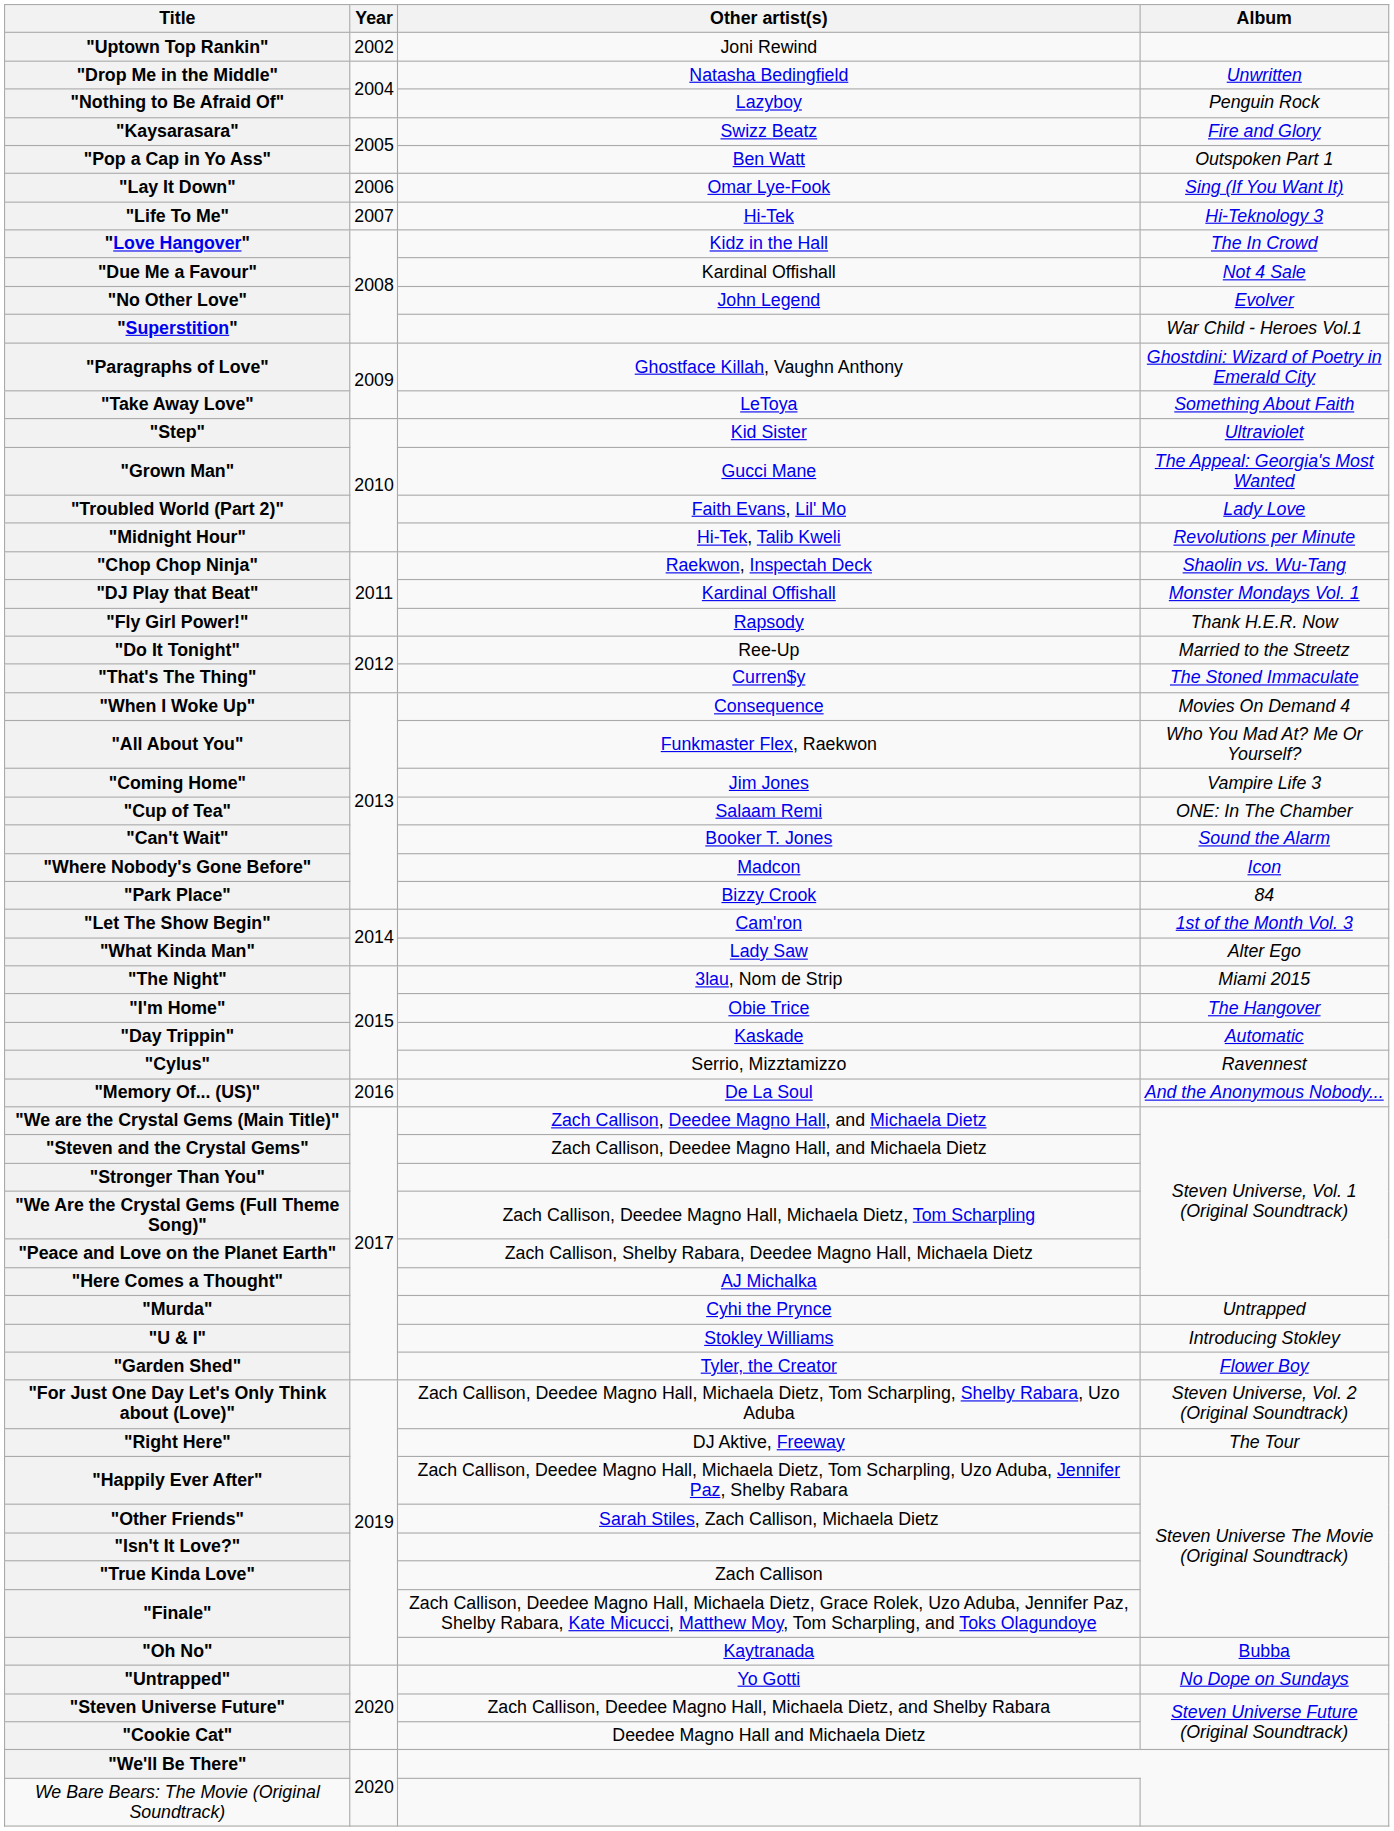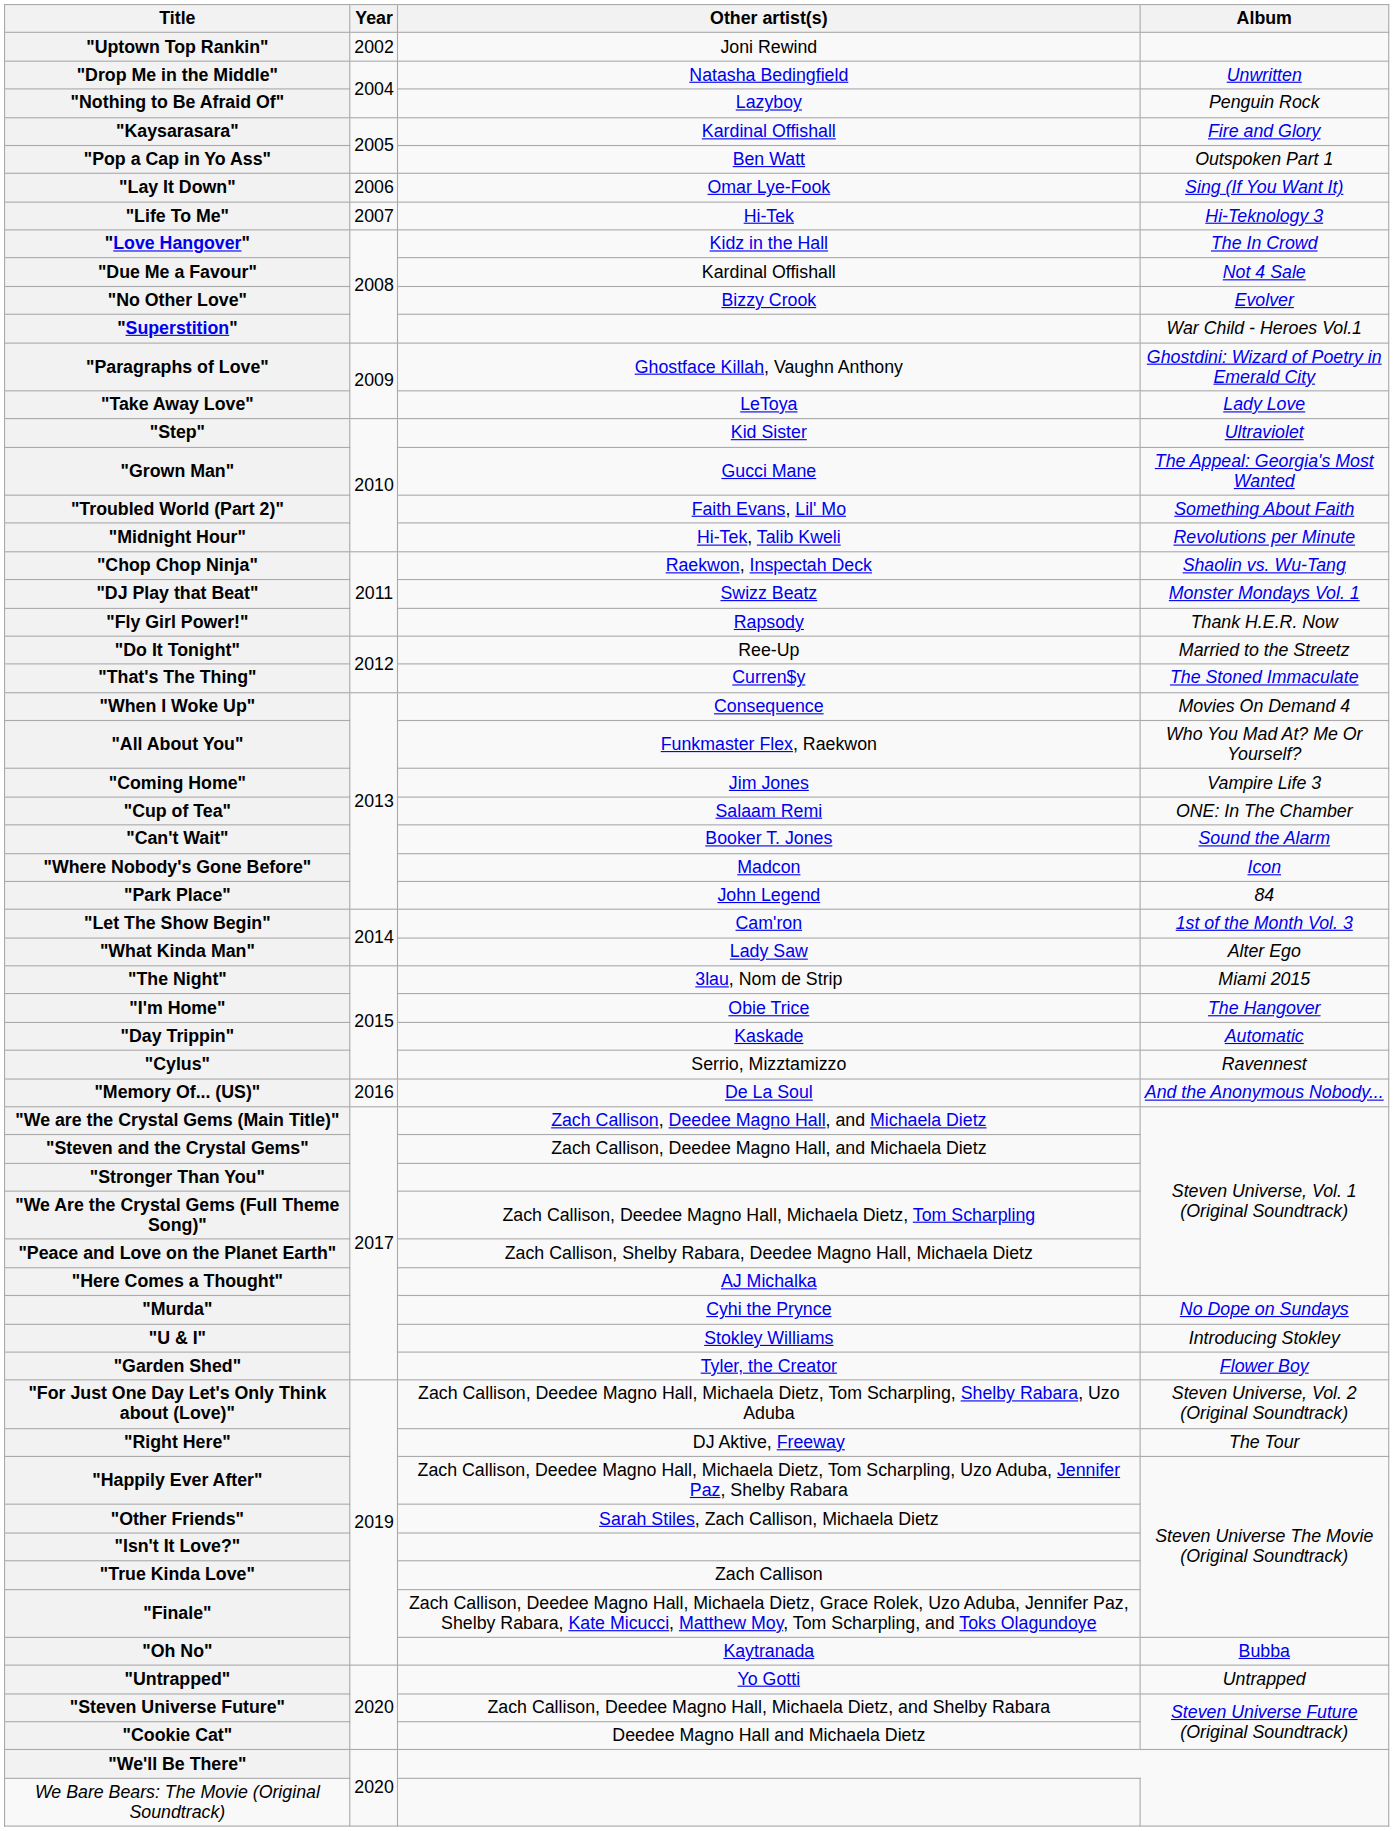(769, 131) Swizz Beatz -> (769, 131) Kardinal Offishall
(769, 300) John Legend -> (769, 300) Bizzy Crook
(1264, 404) Something About Faith -> (1264, 404) Lady Love
(1264, 509) Lady Love -> (1264, 509) Something About Faith
(769, 593) Kardinal Offishall -> (769, 593) Swizz Beatz
(769, 895) Bizzy Crook -> (769, 895) John Legend
(1264, 1309) Untrapped -> (1264, 1309) No Dope on Sundays
(1264, 1679) No Dope on Sundays -> (1264, 1679) Untrapped
